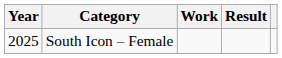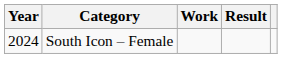(23, 41) 2025 -> (23, 41) 2024
